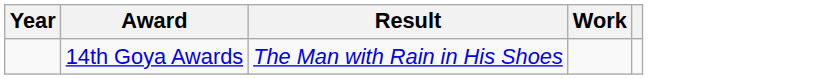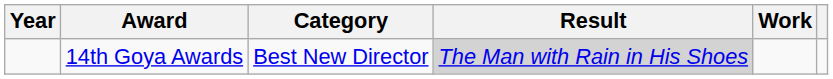+ column: (341, 21)
(408, 56) no background -> (593, 56) lightgrey background
